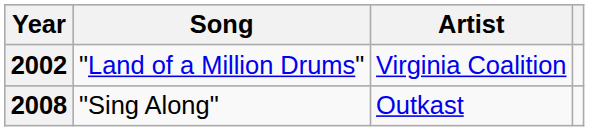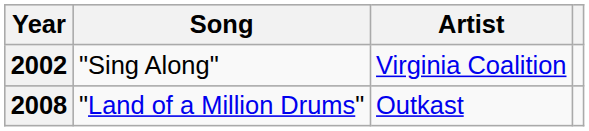(222, 65) "Land of a Million Drums" -> (149, 65) "Sing Along"
(149, 105) "Sing Along" -> (222, 105) "Land of a Million Drums"
